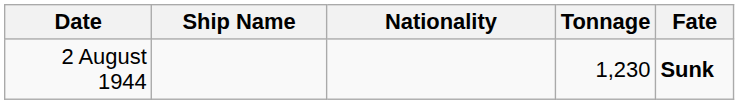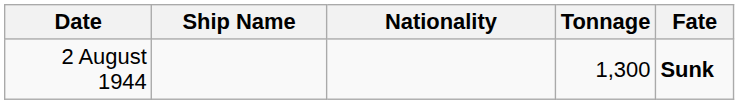(623, 68) 1,230 -> (623, 68) 1,300
